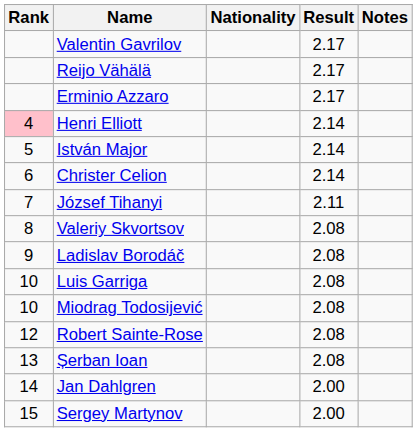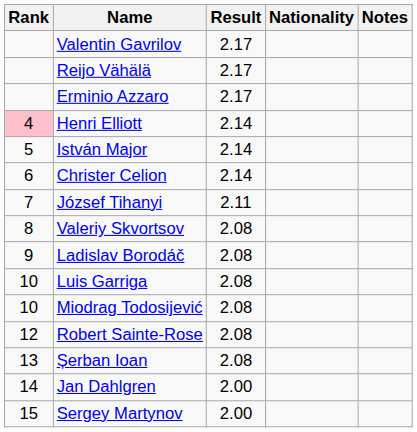columns swapped: (253, 17) <-> (329, 17)
